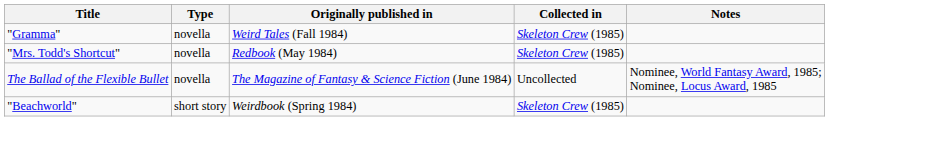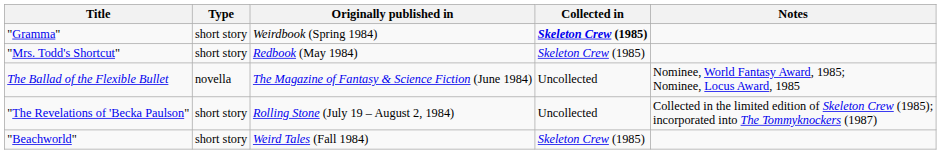(192, 33) novella -> (221, 33) short story
(290, 33) Weird Tales (Fall 1984) -> (315, 33) Weirdbook (Spring 1984)
(570, 33) normal -> (593, 33) bold
(192, 53) novella -> (221, 53) short story
+ row: (98, 113)
(294, 106) Weirdbook (Spring 1984) -> (311, 139) Weird Tales (Fall 1984)
